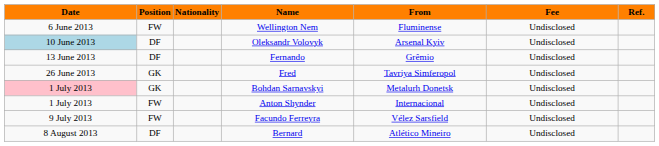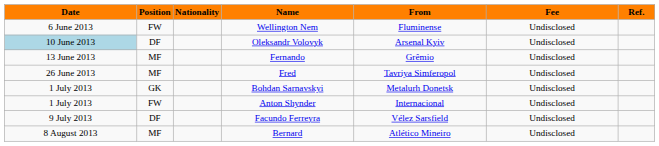(155, 58) DF -> (155, 58) MF
(155, 73) GK -> (155, 73) MF
(70, 88) pink background -> (70, 88) no background
(155, 118) FW -> (155, 118) DF
(155, 134) DF -> (155, 134) MF
